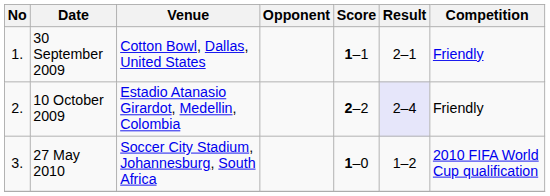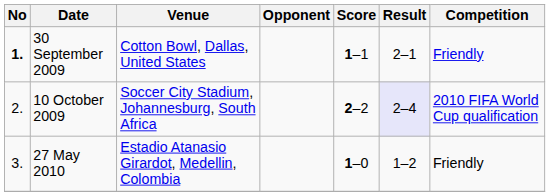(17, 54) normal -> (17, 54) bold
(178, 109) Estadio Atanasio Girardot, Medellin, Colombia -> (188, 109) Soccer City Stadium, Johannesburg, South Africa
(458, 109) Friendly -> (486, 109) 2010 FIFA World Cup qualification
(188, 163) Soccer City Stadium, Johannesburg, South Africa -> (178, 163) Estadio Atanasio Girardot, Medellin, Colombia
(486, 163) 2010 FIFA World Cup qualification -> (458, 163) Friendly
